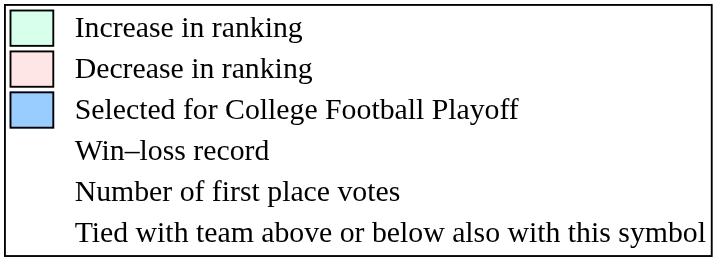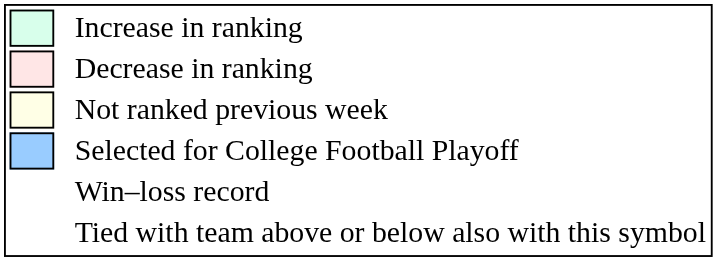+ row: (231, 109)
- row: (237, 191)
